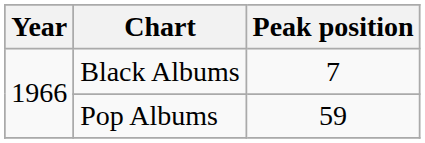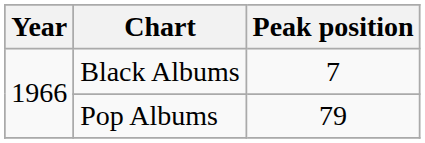(333, 115) 59 -> (333, 115) 79
